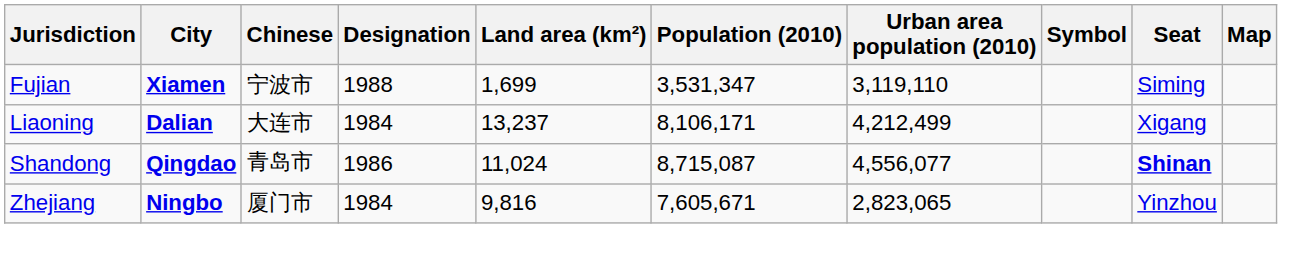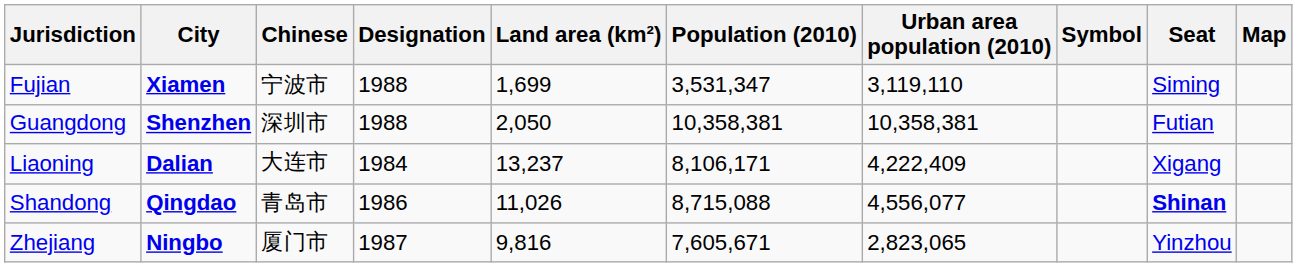+ row: (68, 123)
(902, 123) 4,212,499 -> (917, 163) 4,222,409
(514, 163) 11,024 -> (529, 202) 11,026
(706, 163) 8,715,087 -> (721, 202) 8,715,088
(368, 202) 1984 -> (383, 242) 1987
